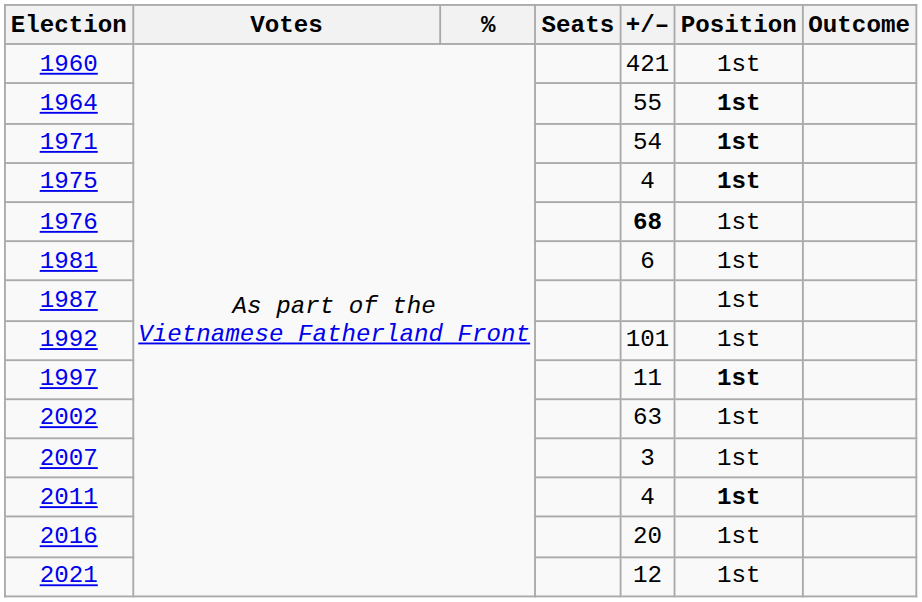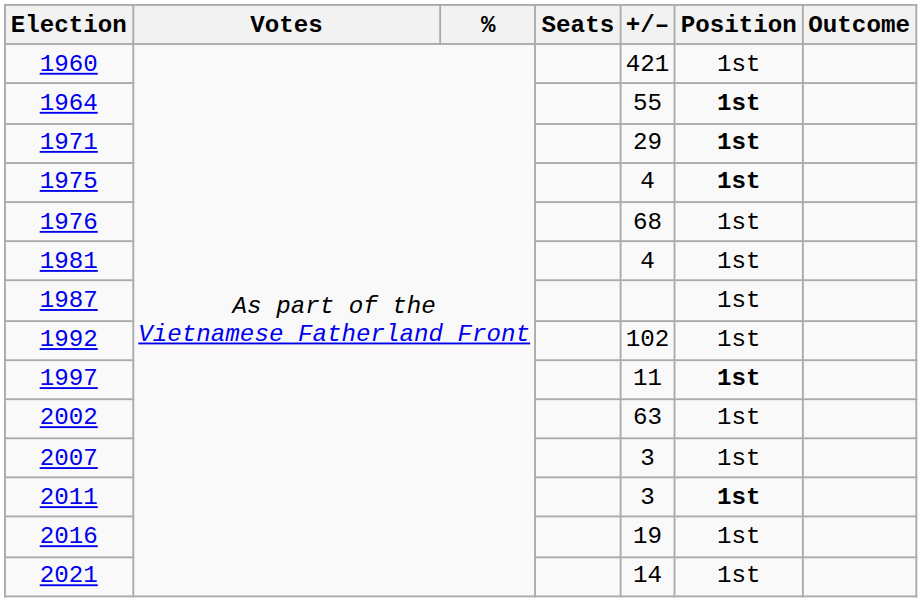(647, 143) 54 -> (647, 143) 29
(647, 222) bold -> (647, 222) normal
(647, 261) 6 -> (647, 261) 4
(647, 340) 101 -> (647, 340) 102
(647, 498) 4 -> (647, 498) 3
(647, 537) 20 -> (647, 537) 19
(647, 576) 12 -> (647, 576) 14
